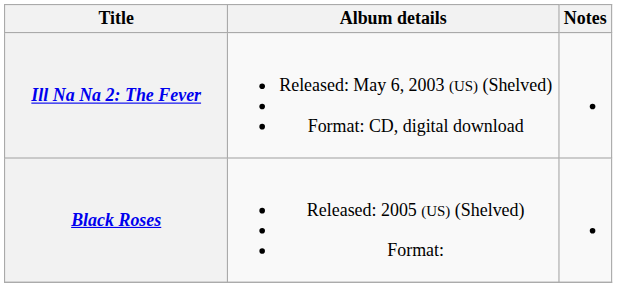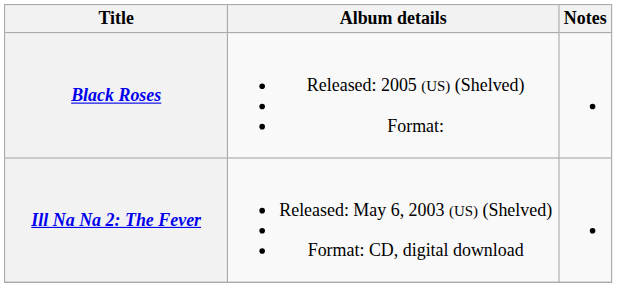rows swapped: (116, 95) <-> (116, 220)
